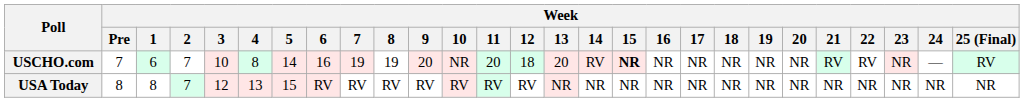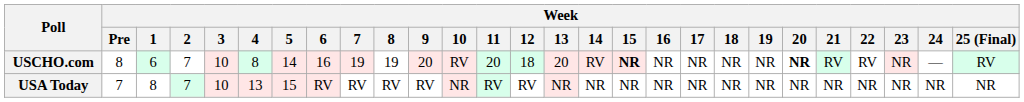(119, 62) 7 -> (119, 62) 8
(459, 62) NR -> (459, 62) RV
(799, 62) normal -> (799, 62) bold
(119, 85) 8 -> (119, 85) 7
(221, 85) 12 -> (221, 85) 10
(459, 85) RV -> (459, 85) NR
